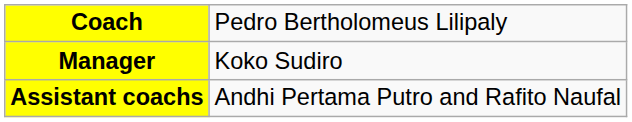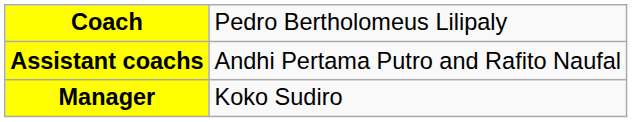rows swapped: (107, 97) <-> (107, 60)
